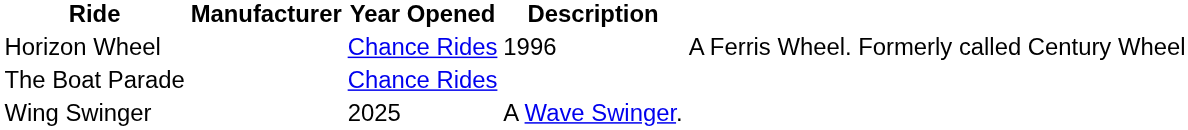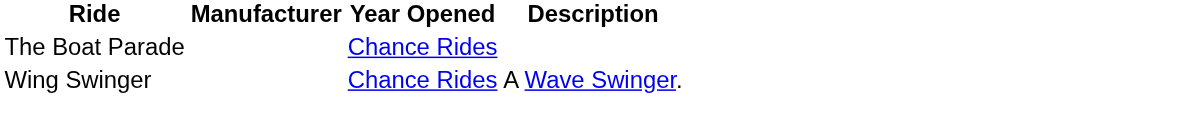- row: (83, 47)
(374, 112) 2025 -> (423, 80) Chance Rides
